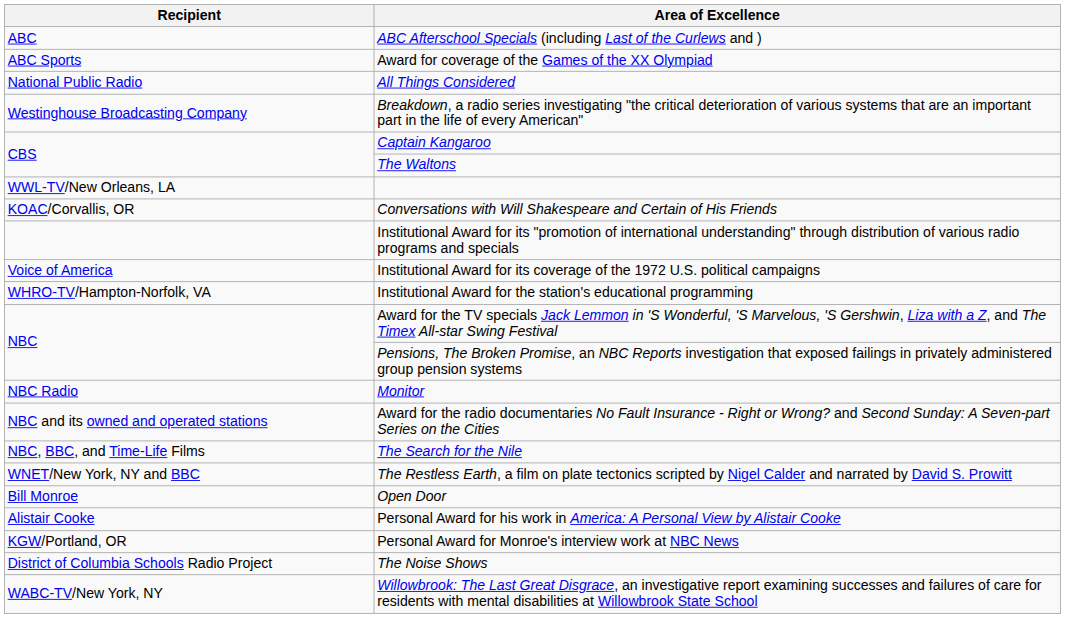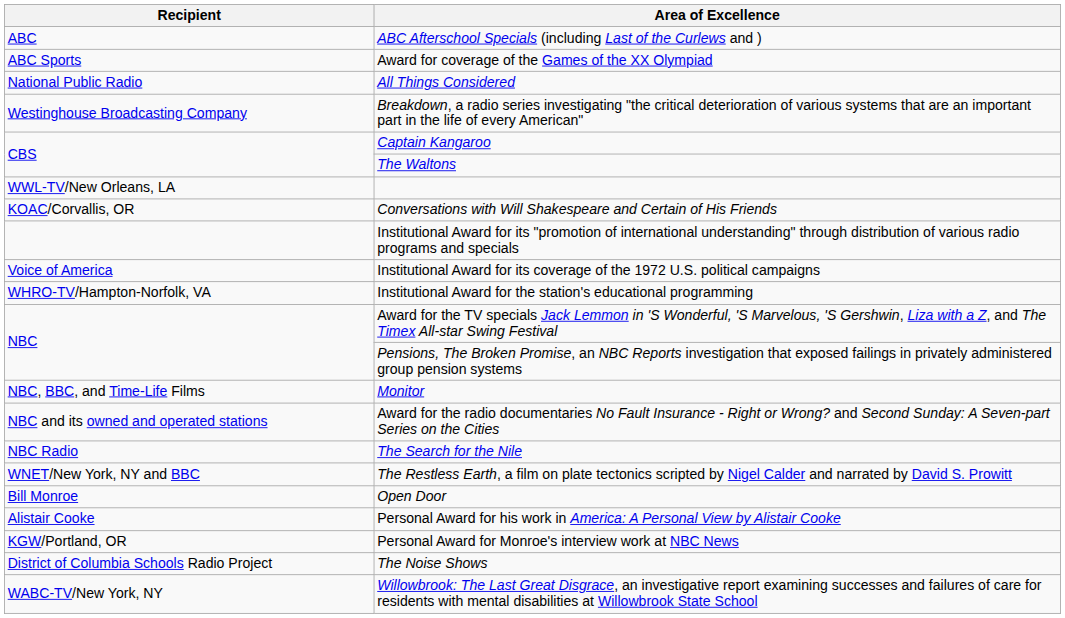(43, 391) NBC Radio -> (106, 391) NBC, BBC, and Time-Life Films
(106, 452) NBC, BBC, and Time-Life Films -> (43, 452) NBC Radio
